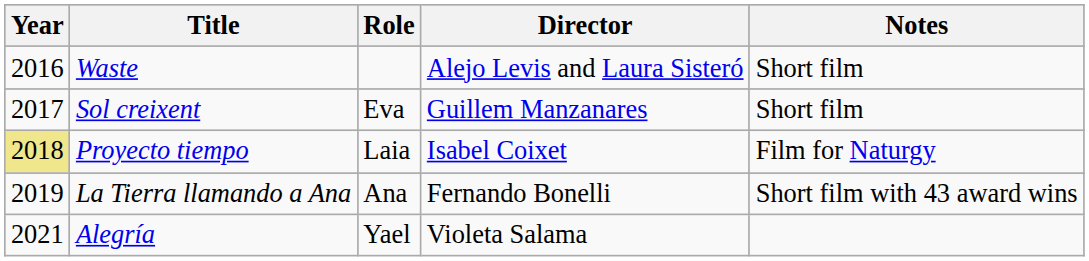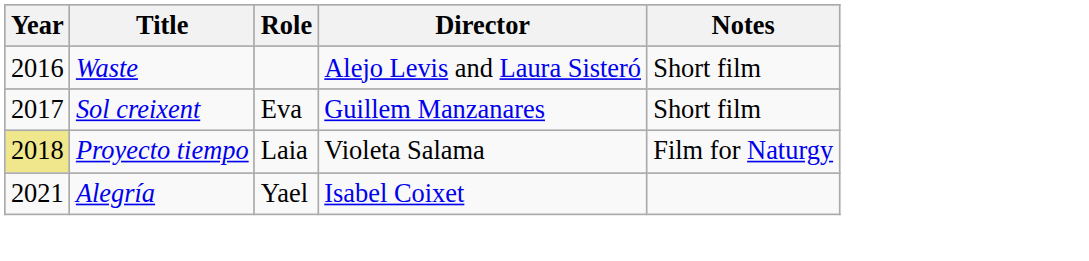(497, 151) Isabel Coixet -> (405, 151) Violeta Salama
- row: (214, 192)
(507, 234) Violeta Salama -> (394, 192) Isabel Coixet
